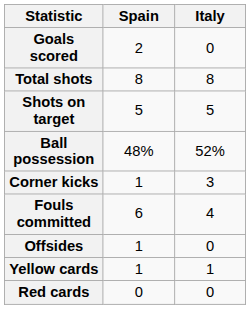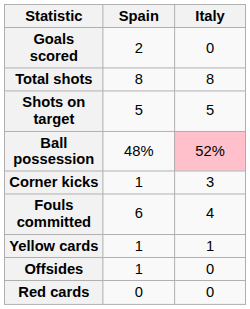(210, 150) no background -> (210, 150) pink background
rows swapped: (54, 245) <-> (54, 269)
